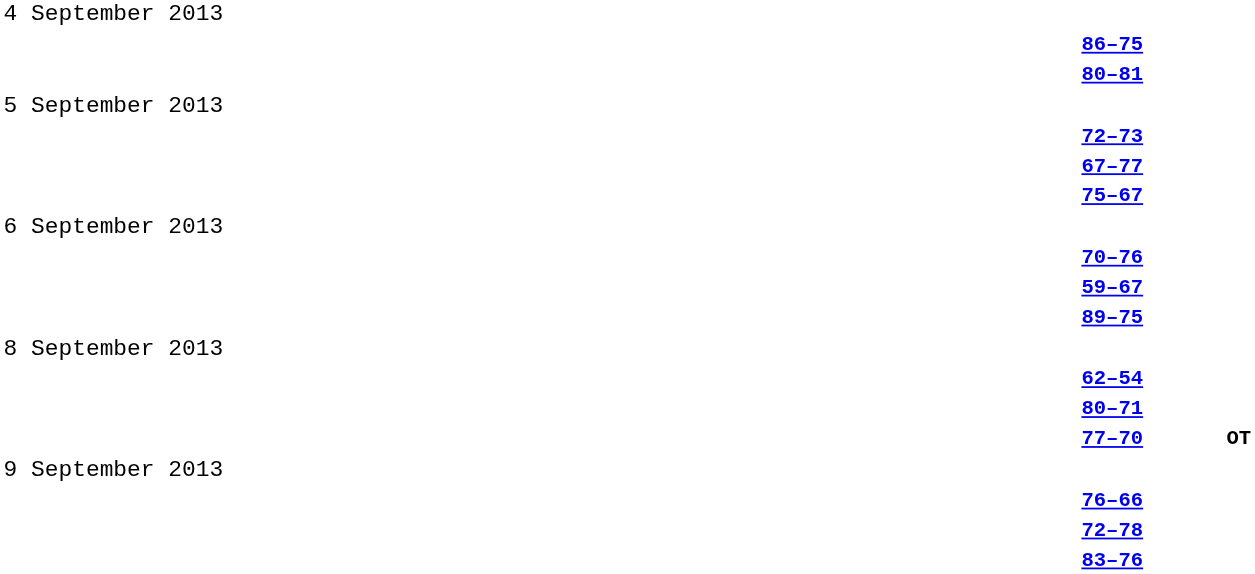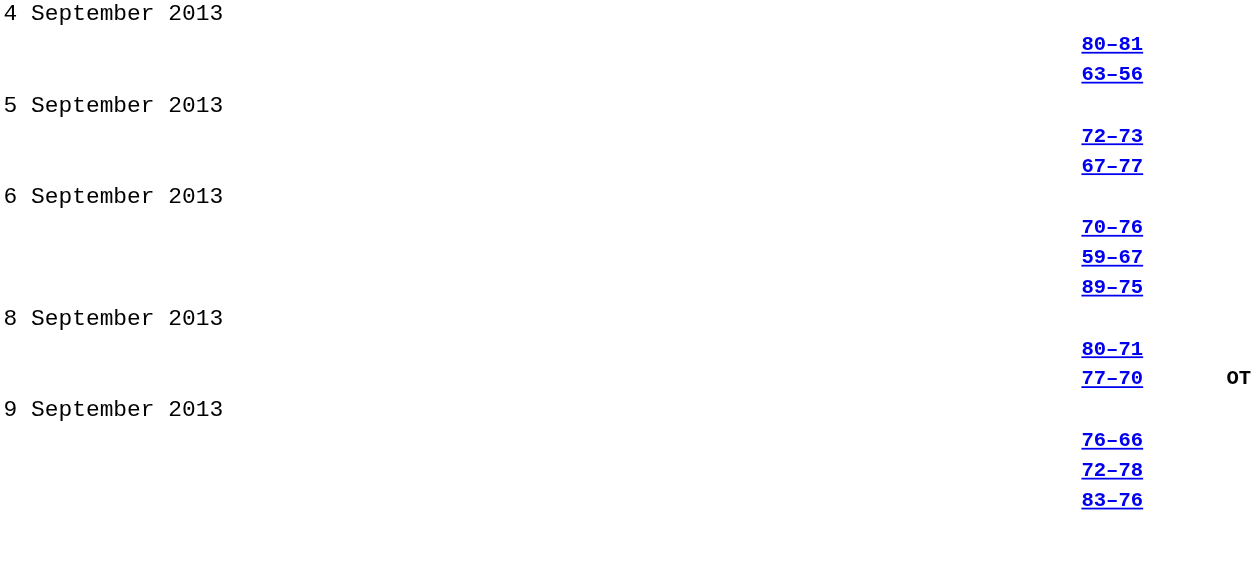- row: (445, 45)
+ row: (445, 75)
- row: (445, 196)
- row: (445, 379)
